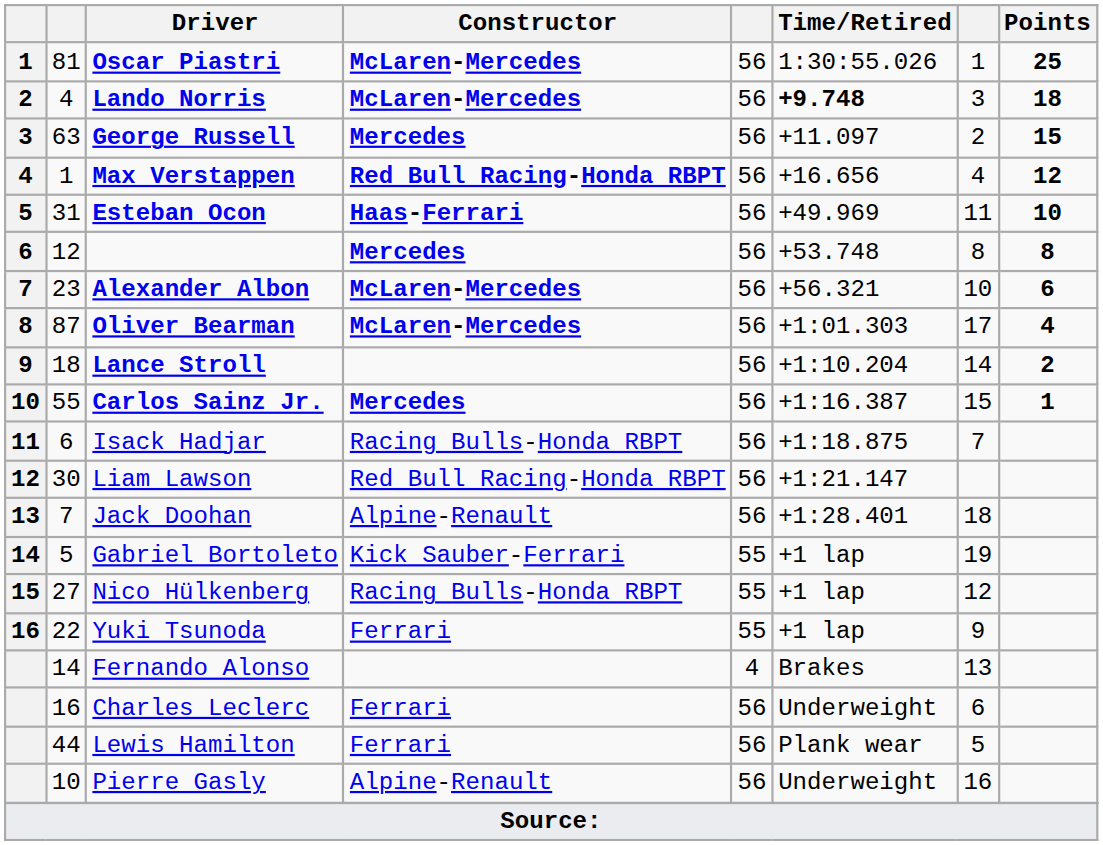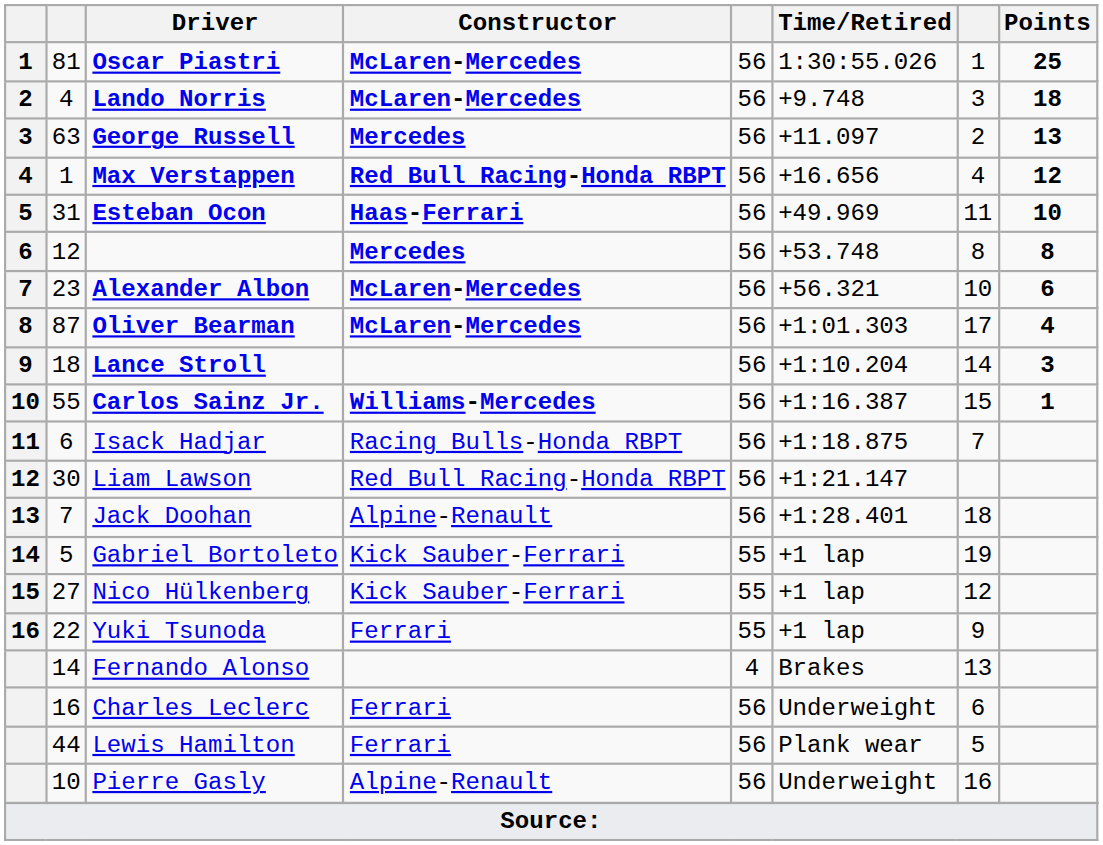(822, 100) bold -> (822, 100) normal
(1047, 138) 15 -> (1047, 138) 13
(1047, 366) 2 -> (1047, 366) 3
(408, 404) Mercedes -> (473, 404) Williams-Mercedes
(516, 593) Racing Bulls-Honda RBPT -> (487, 593) Kick Sauber-Ferrari
